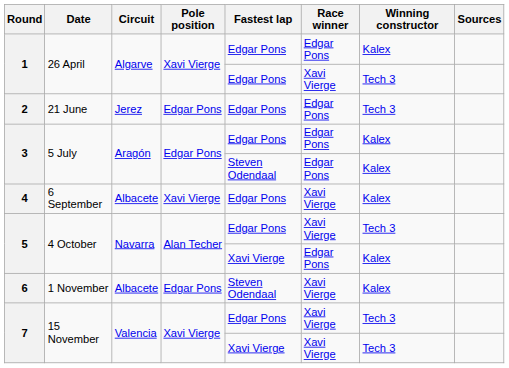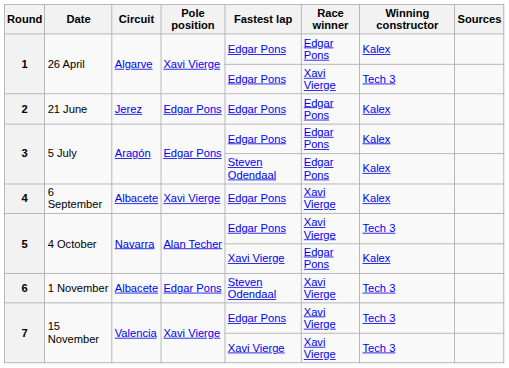(379, 109) Tech 3 -> (376, 109) Kalex
(376, 288) Kalex -> (379, 288) Tech 3
